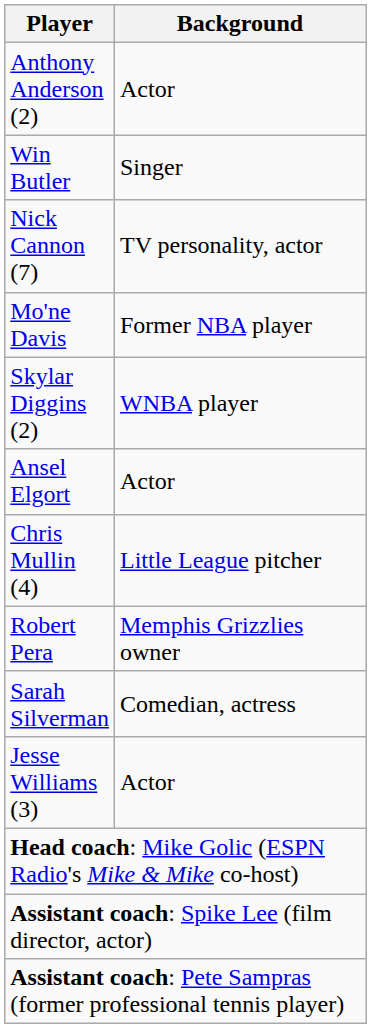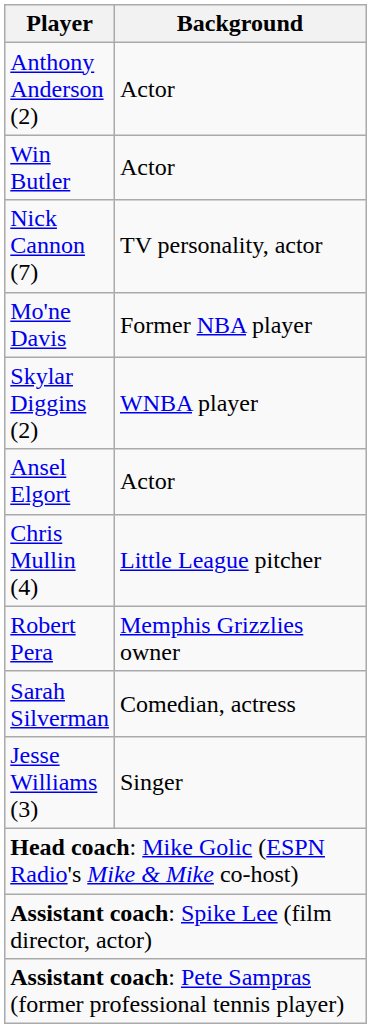(151, 167) Singer -> (147, 167) Actor
(147, 782) Actor -> (151, 782) Singer
